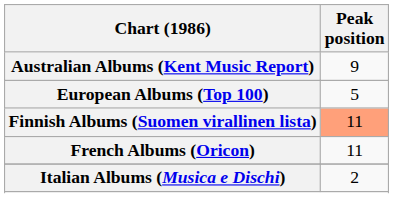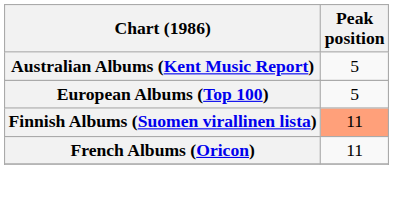(355, 66) 9 -> (355, 66) 5
- row: (163, 177)
